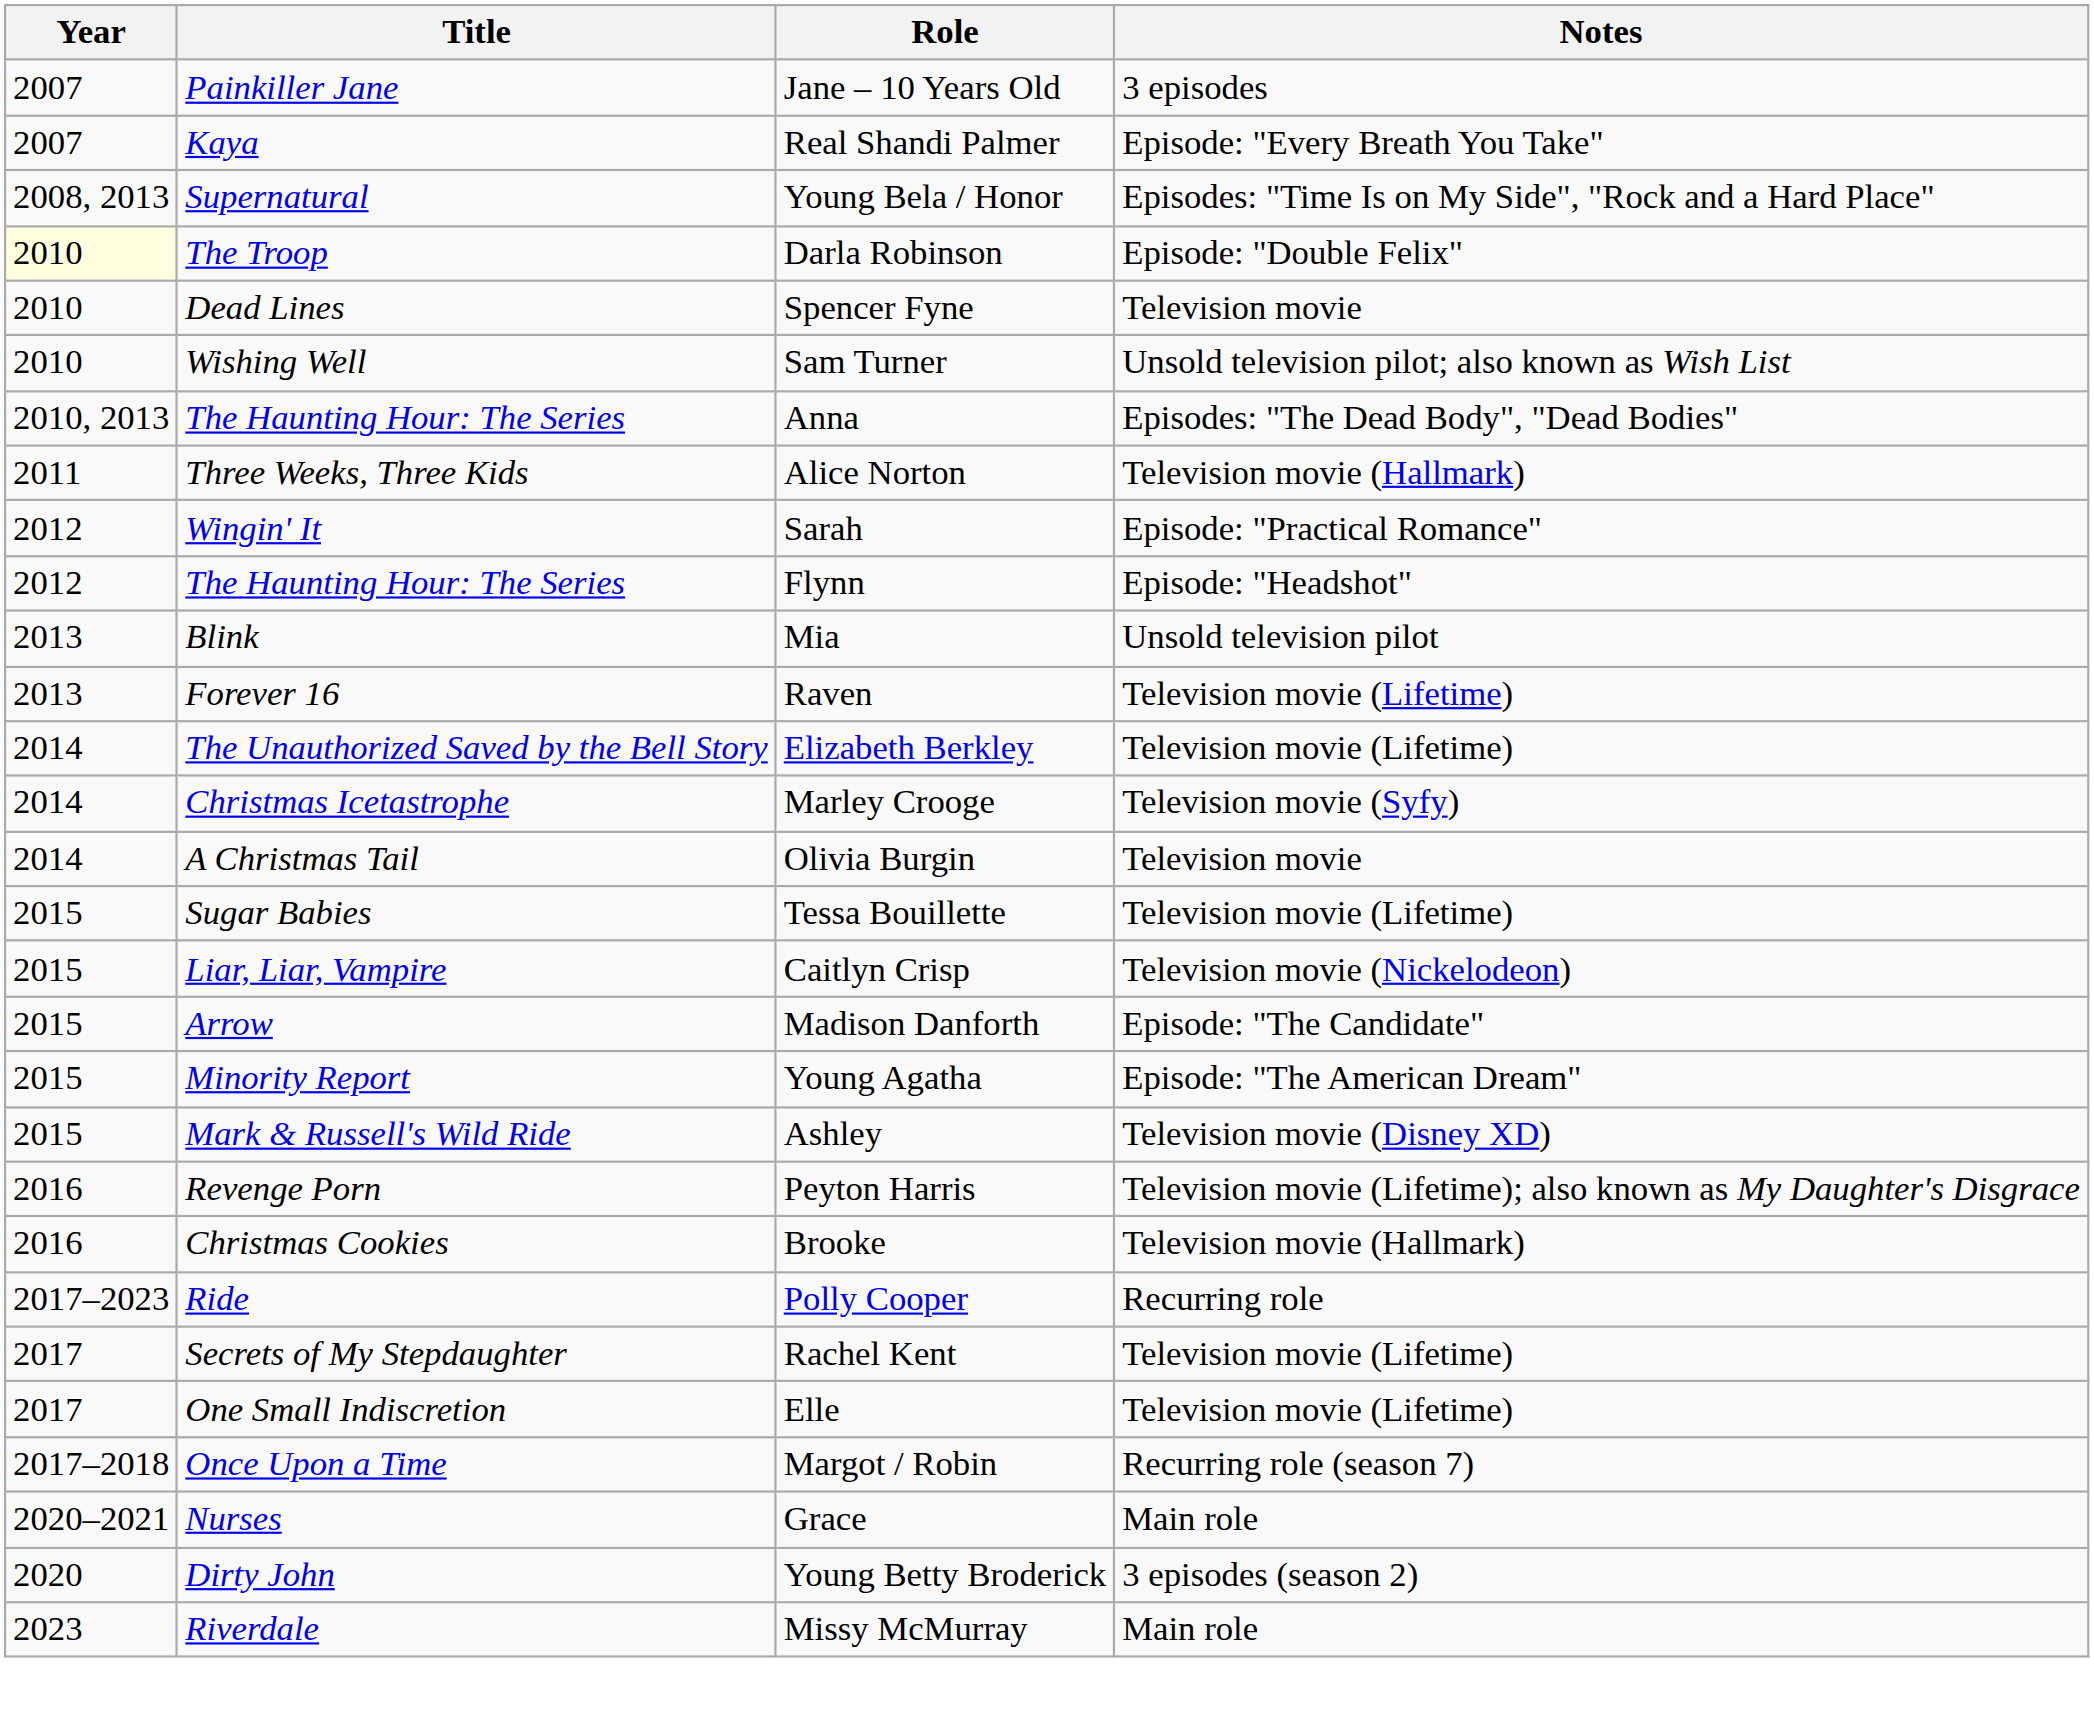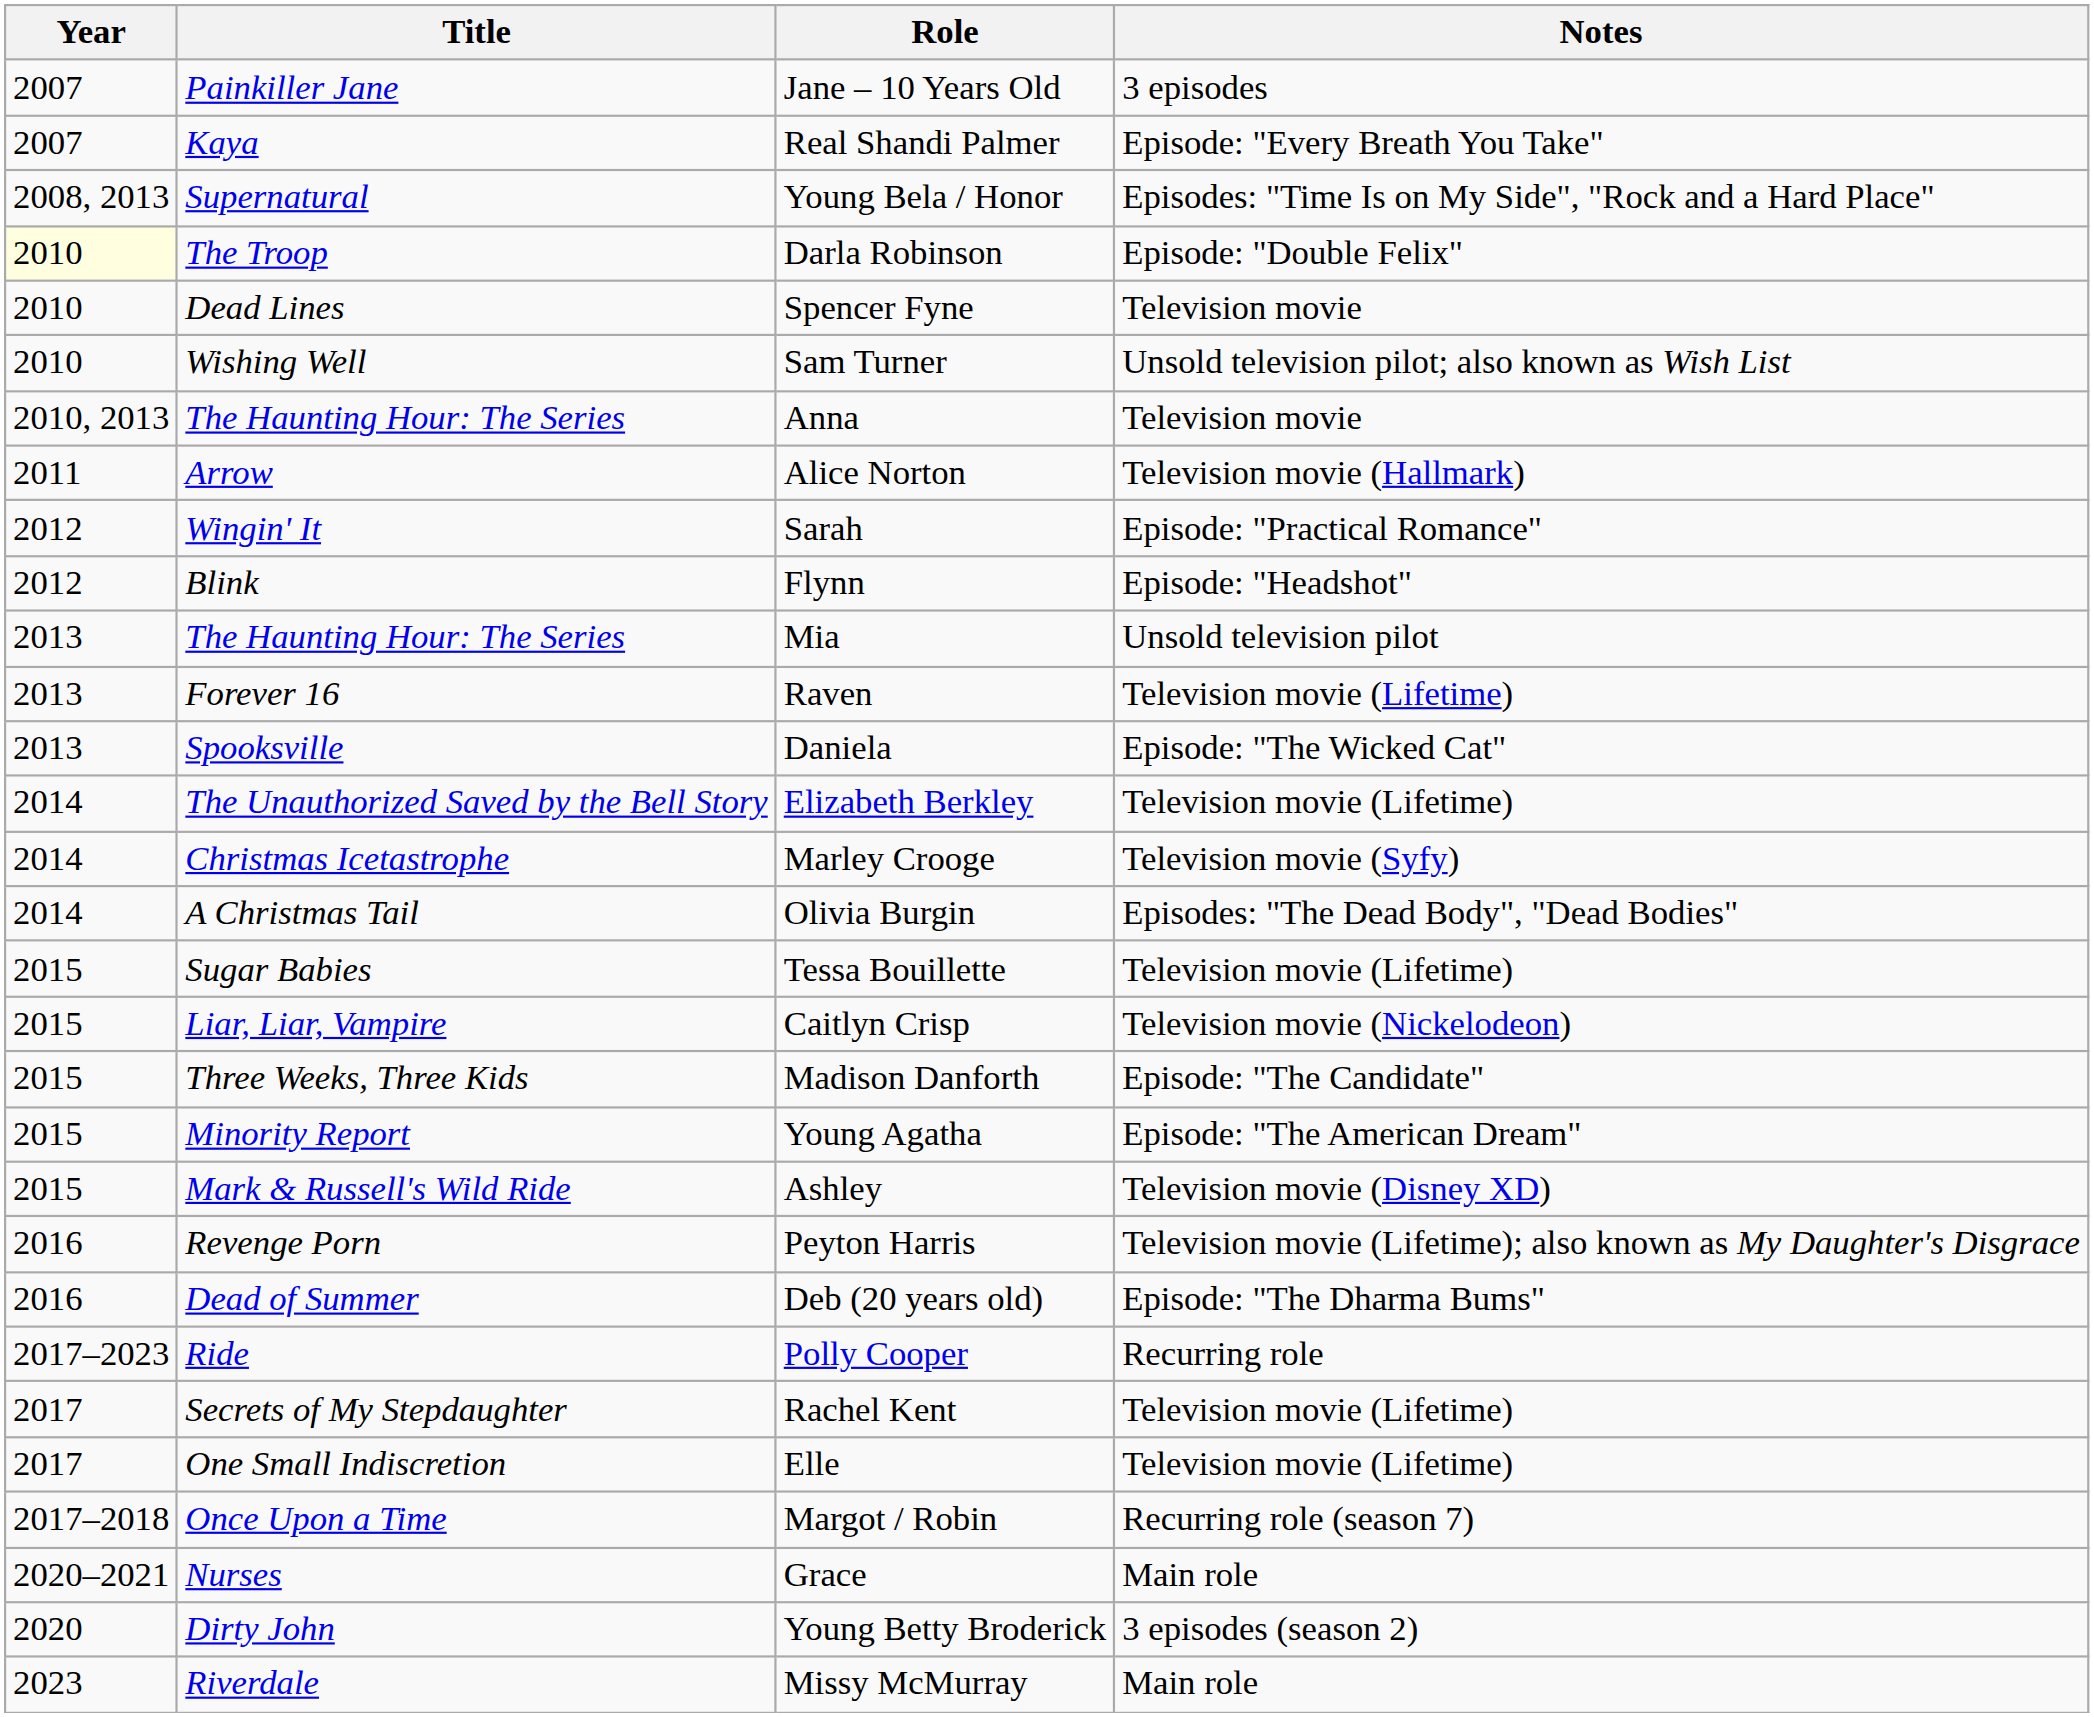(1430, 417) Episodes: "The Dead Body", "Dead Bodies" -> (1242, 417) Television movie
(357, 472) Three Weeks, Three Kids -> (229, 472) Arrow
(405, 582) The Haunting Hour: The Series -> (222, 582) Blink
(222, 637) Blink -> (405, 637) The Haunting Hour: The Series
+ row: (838, 747)
(1242, 857) Television movie -> (1430, 913) Episodes: "The Dead Body", "Dead Bodies"
(229, 1023) Arrow -> (357, 1078) Three Weeks, Three Kids
+ row: (913, 1298)
- row: (835, 1243)
